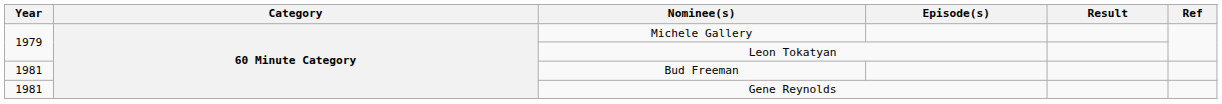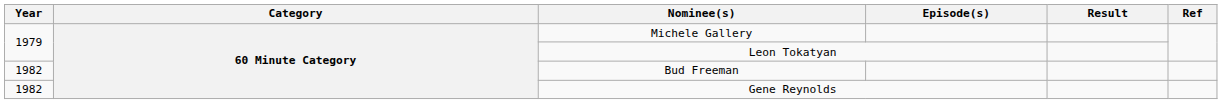(29, 70) 1981 -> (29, 70) 1982
(29, 89) 1981 -> (29, 89) 1982
